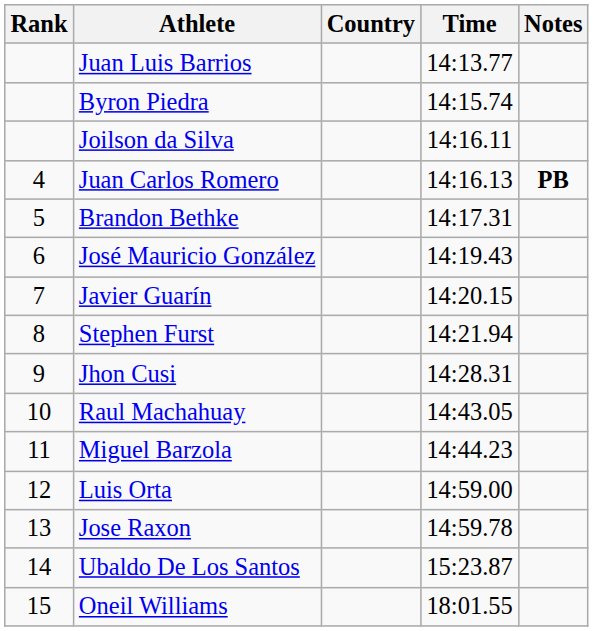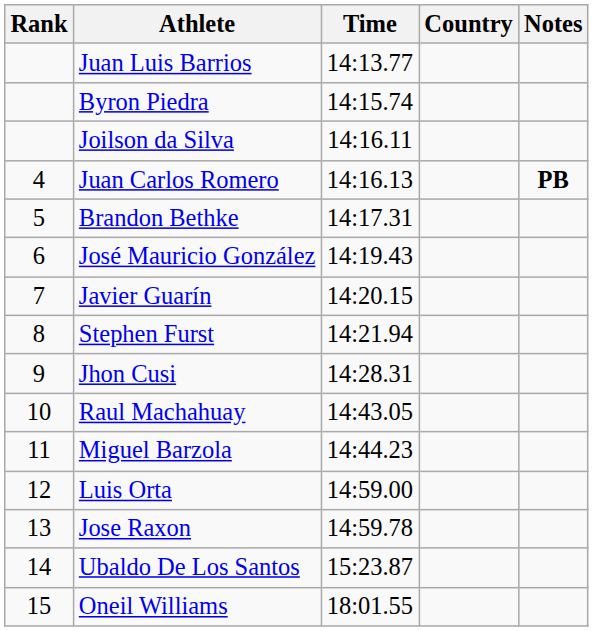columns swapped: (371, 23) <-> (470, 23)
